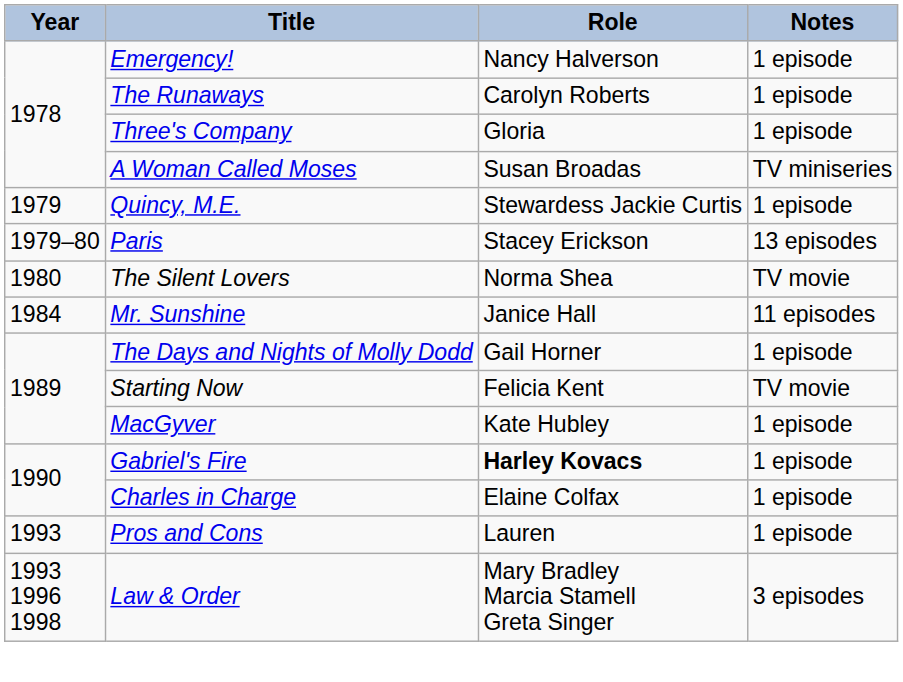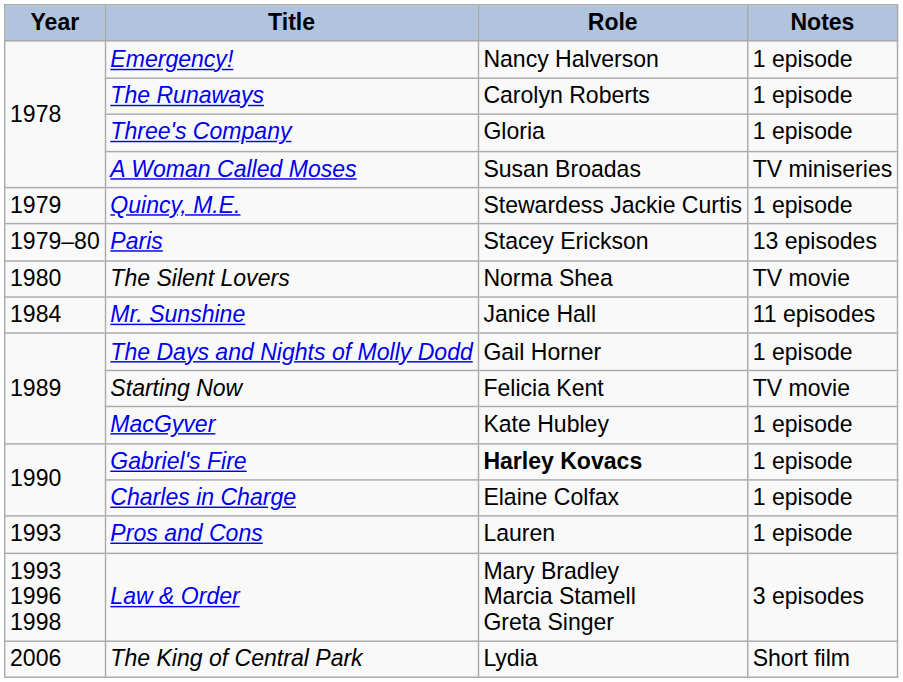+ row: (237, 659)
